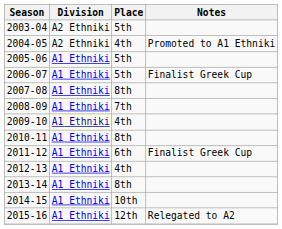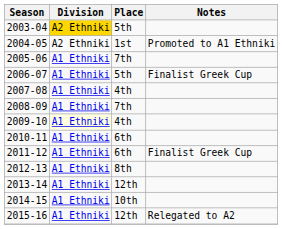(81, 28) no background -> (81, 28) gold background
(123, 44) 4th -> (123, 44) 1st
(123, 59) 5th -> (123, 59) 7th
(123, 91) 8th -> (123, 91) 4th
(123, 138) 8th -> (123, 138) 6th
(123, 169) 4th -> (123, 169) 8th
(123, 185) 8th -> (126, 185) 12th
